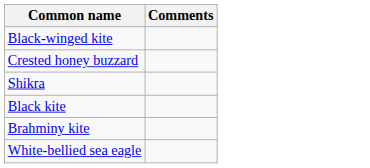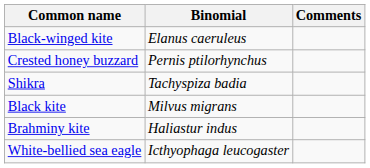+ column: (218, 15)
